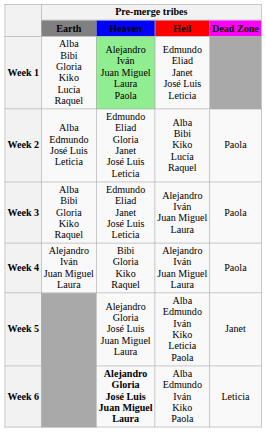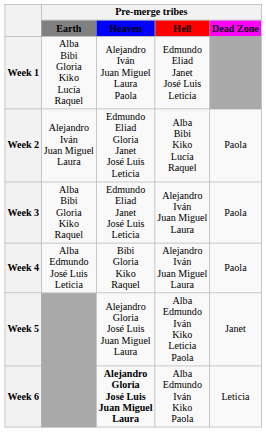(126, 72) lightgreen background -> (126, 72) no background
(69, 145) Alba Edmundo José Luis Leticia -> (69, 145) Alejandro Iván Juan Miguel Laura
(69, 268) Alejandro Iván Juan Miguel Laura -> (69, 268) Alba Edmundo José Luis Leticia
